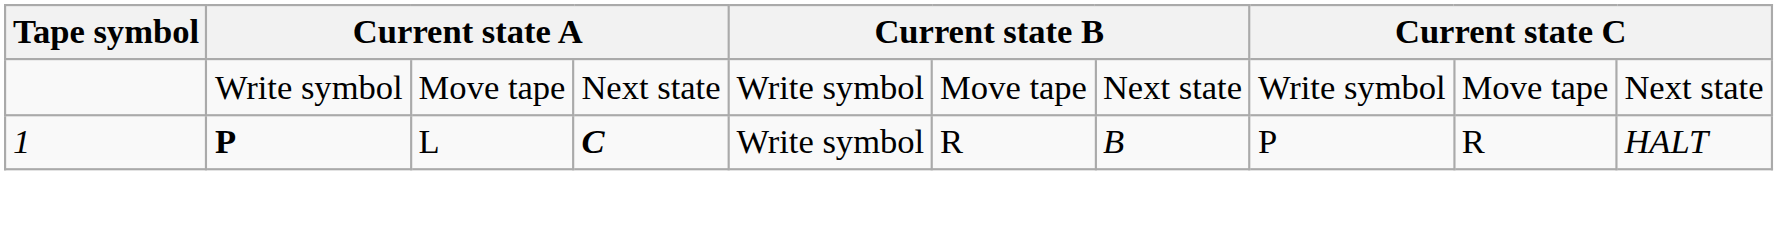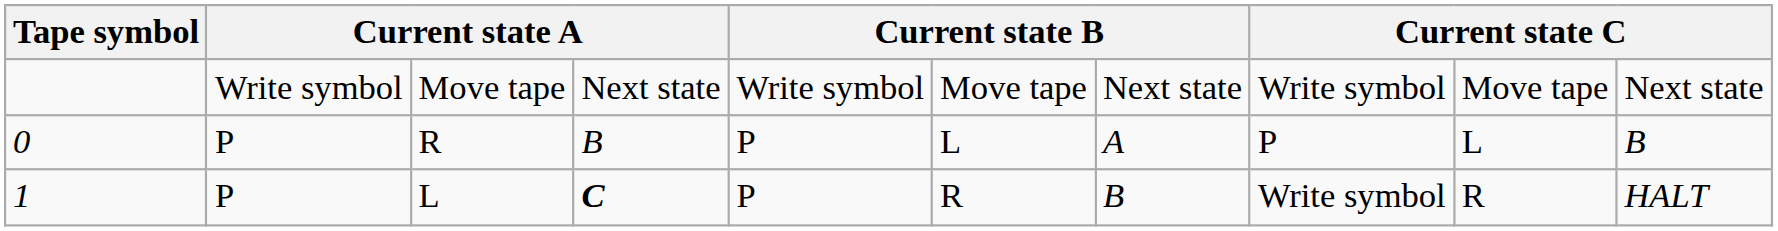+ row: (22, 141)
(226, 141) bold -> (225, 196) normal
(830, 141) Write symbol -> (746, 196) P
(1268, 141) P -> (1352, 196) Write symbol
